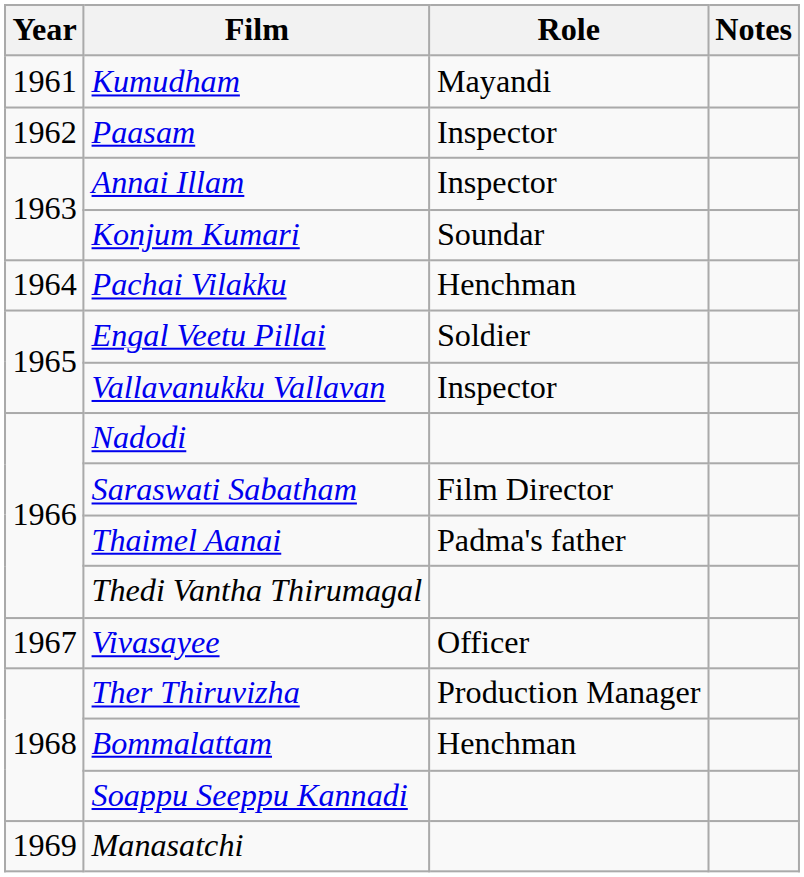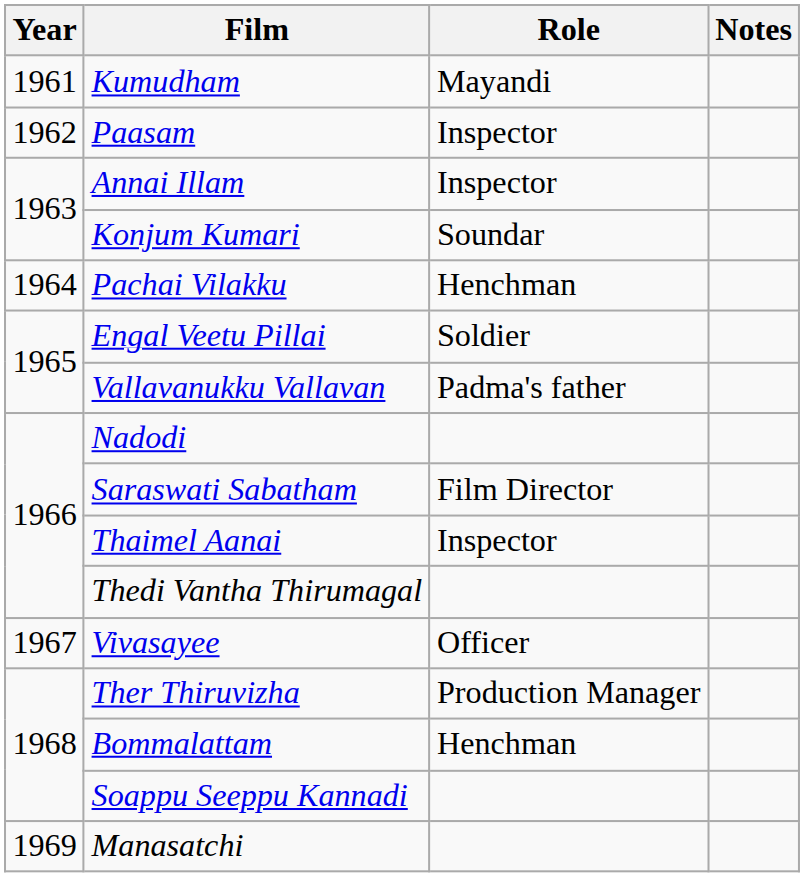(497, 387) Inspector -> (531, 387) Padma's father
(531, 540) Padma's father -> (497, 540) Inspector
